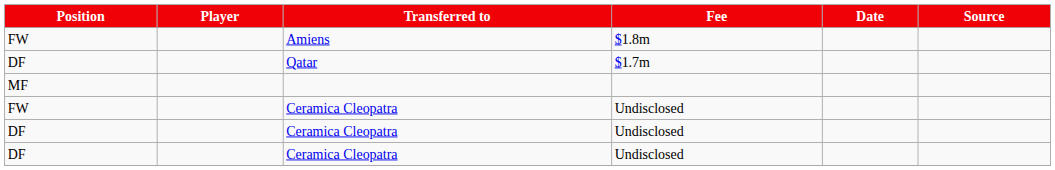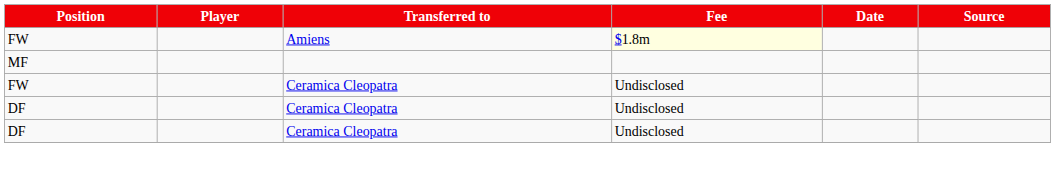(632, 39) no background -> (632, 39) lightyellow background
- row: (17, 62)
